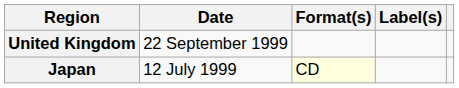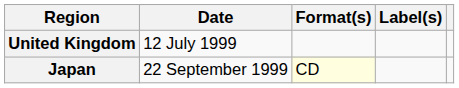(216, 43) 22 September 1999 -> (190, 43) 12 July 1999
(190, 69) 12 July 1999 -> (216, 69) 22 September 1999
